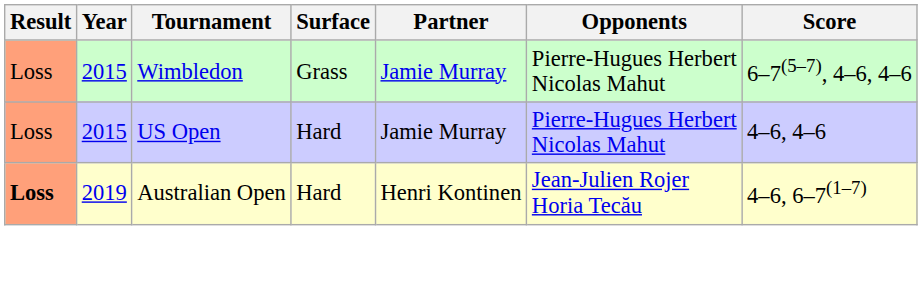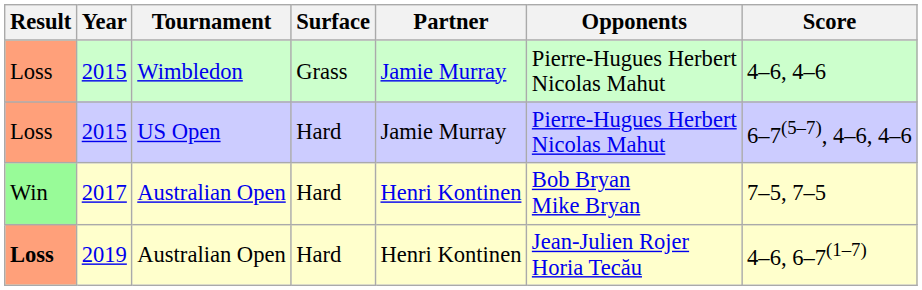(829, 70) 6–7(5–7), 4–6, 4–6 -> (787, 70) 4–6, 4–6
(787, 132) 4–6, 4–6 -> (829, 132) 6–7(5–7), 4–6, 4–6
+ row: (104, 193)
